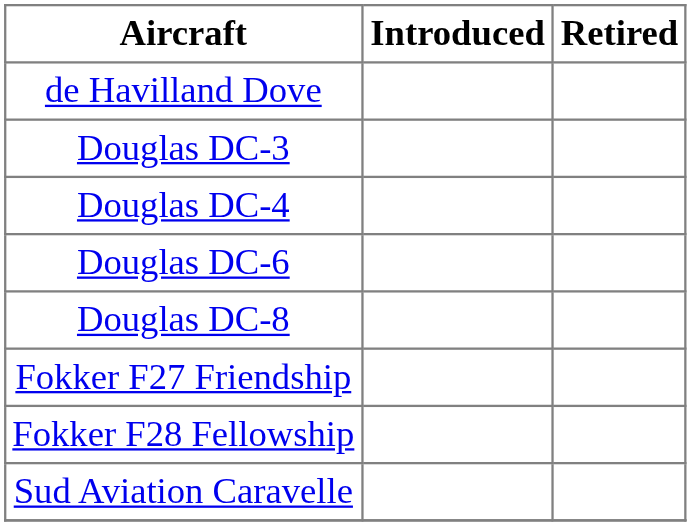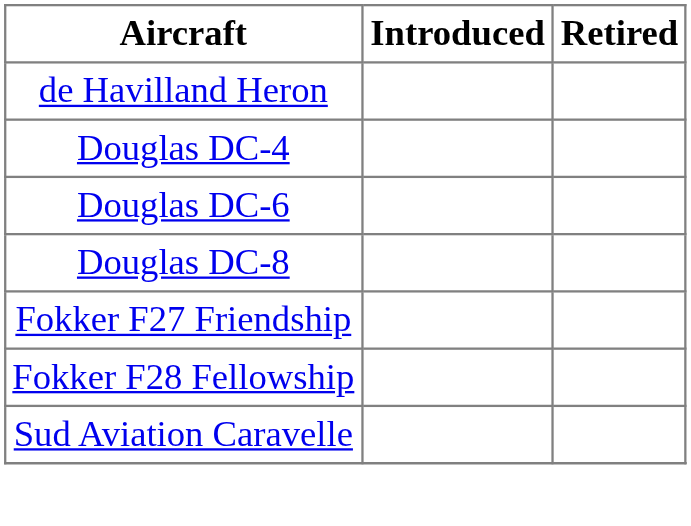- row: (183, 90)
+ row: (183, 90)
- row: (183, 147)
